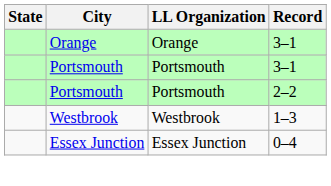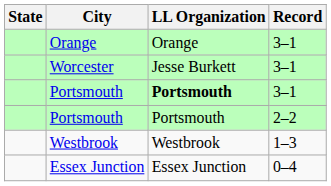+ row: (82, 67)
(188, 67) normal -> (192, 92) bold
